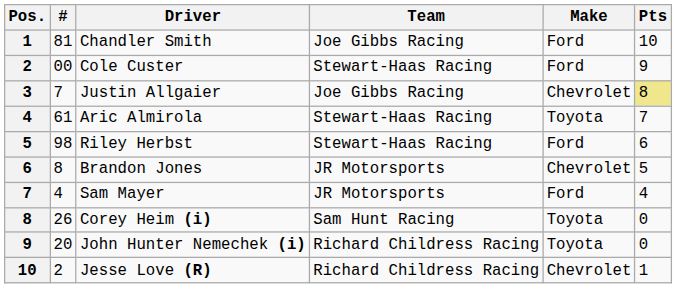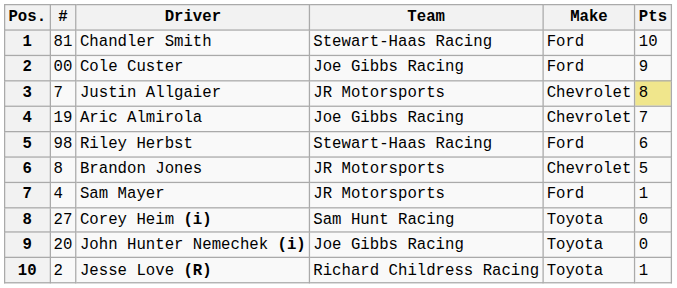(389, 43) Joe Gibbs Racing -> (403, 43) Stewart-Haas Racing
(403, 68) Stewart-Haas Racing -> (389, 68) Joe Gibbs Racing
(389, 94) Joe Gibbs Racing -> (379, 94) JR Motorsports
(63, 119) 61 -> (63, 119) 19
(403, 119) Stewart-Haas Racing -> (389, 119) Joe Gibbs Racing
(575, 119) Toyota -> (589, 119) Chevrolet
(644, 195) 4 -> (644, 195) 1
(63, 220) 26 -> (63, 220) 27
(426, 246) Richard Childress Racing -> (389, 246) Joe Gibbs Racing
(589, 271) Chevrolet -> (575, 271) Toyota
